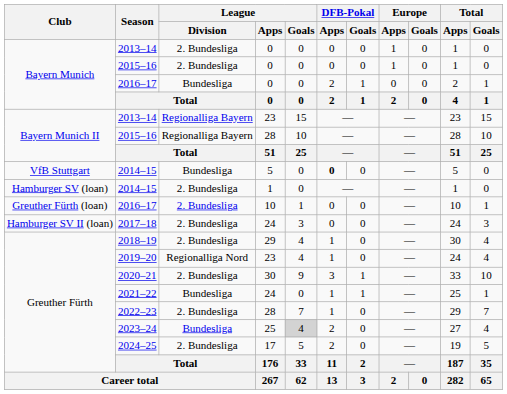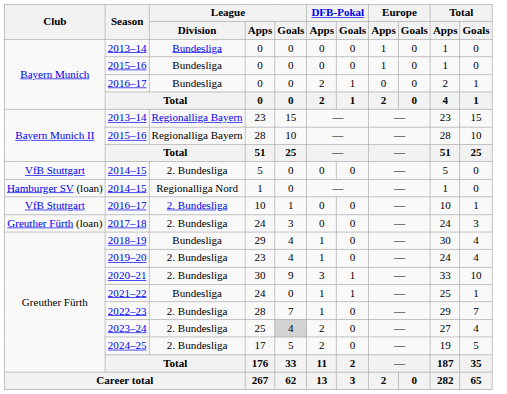(207, 48) 2. Bundesliga -> (197, 48) Bundesliga
(207, 65) 2. Bundesliga -> (197, 65) Bundesliga
(207, 170) Bundesliga -> (197, 170) 2. Bundesliga
(332, 170) bold -> (322, 170) normal
(207, 188) 2. Bundesliga -> (197, 188) Regionalliga Nord
(60, 205) Greuther Fürth (loan) -> (55, 205) VfB Stuttgart
(60, 223) Hamburger SV II (loan) -> (55, 223) Greuther Fürth (loan)
(207, 240) 2. Bundesliga -> (197, 240) Bundesliga
(207, 258) Regionalliga Nord -> (197, 258) 2. Bundesliga
(207, 328) Bundesliga -> (197, 328) 2. Bundesliga
